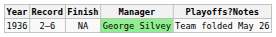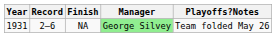(17, 26) 1936 -> (17, 26) 1931
